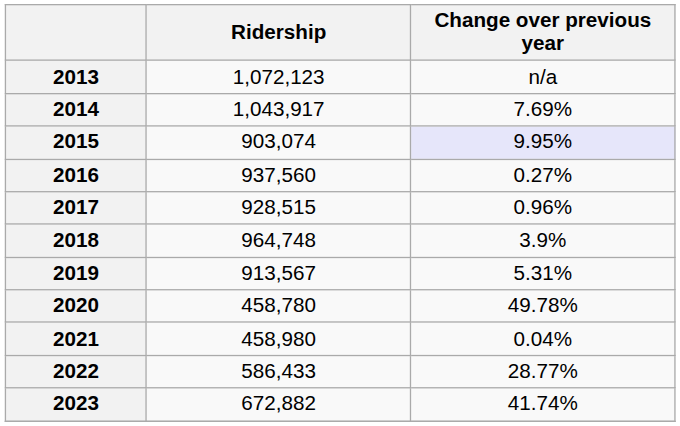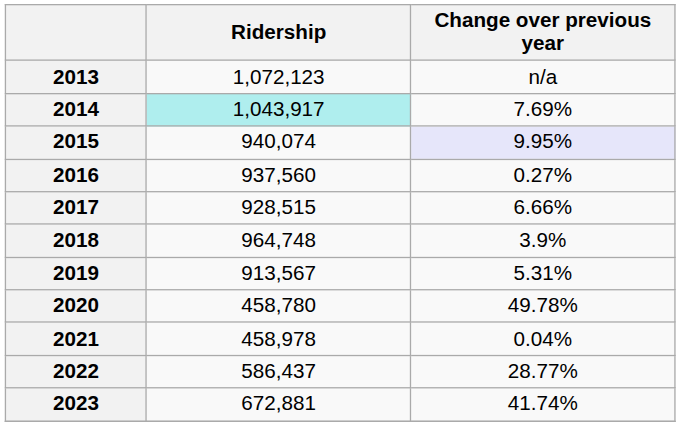(279, 109) no background -> (279, 109) paleturquoise background
(279, 142) 903,074 -> (279, 142) 940,074
(543, 207) 0.96% -> (543, 207) 6.66%
(279, 338) 458,980 -> (279, 338) 458,978
(279, 371) 586,433 -> (279, 371) 586,437
(279, 404) 672,882 -> (279, 404) 672,881
